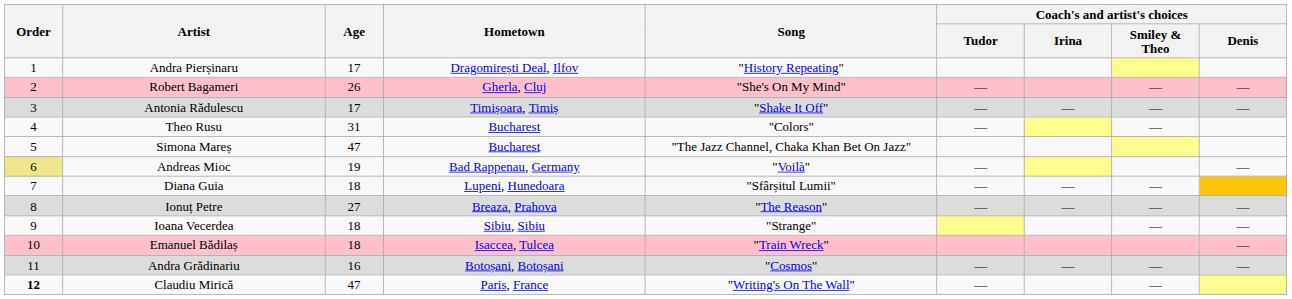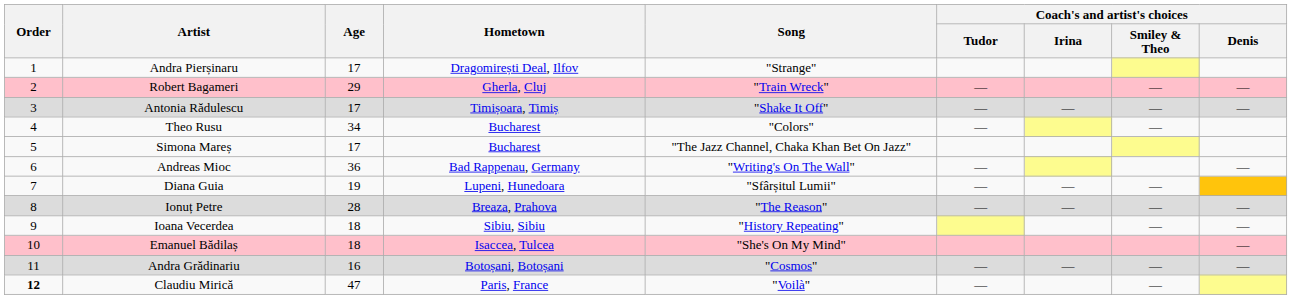(791, 68) "History Repeating" -> (791, 68) "Strange"
(354, 87) 26 -> (354, 87) 29
(791, 87) "She's On My Mind" -> (791, 87) "Train Wreck"
(354, 127) 31 -> (354, 127) 34
(354, 147) 47 -> (354, 147) 17
(34, 166) khaki background -> (34, 166) no background
(354, 166) 19 -> (354, 166) 36
(791, 166) "Voilà" -> (791, 166) "Writing's On The Wall"
(354, 186) 18 -> (354, 186) 19
(354, 206) 27 -> (354, 206) 28
(791, 225) "Strange" -> (791, 225) "History Repeating"
(791, 245) "Train Wreck" -> (791, 245) "She's On My Mind"
(791, 285) "Writing's On The Wall" -> (791, 285) "Voilà"
